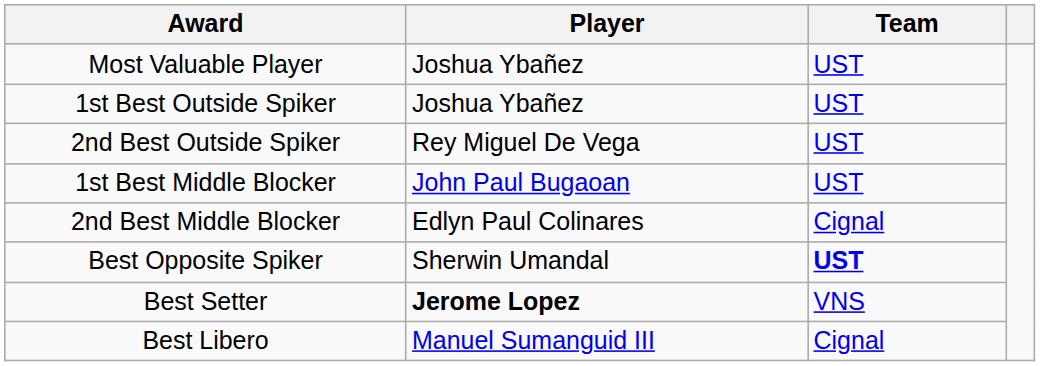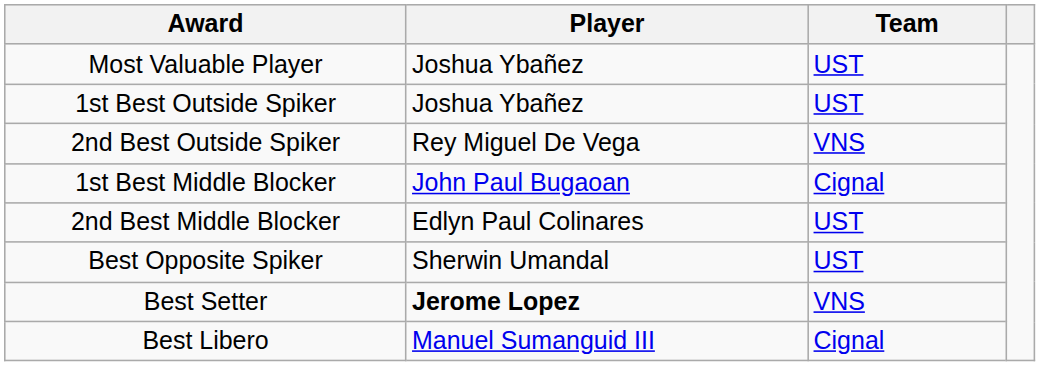(839, 143) UST -> (839, 143) VNS
(839, 182) UST -> (849, 182) Cignal
(849, 222) Cignal -> (839, 222) UST
(839, 261) bold -> (839, 261) normal
